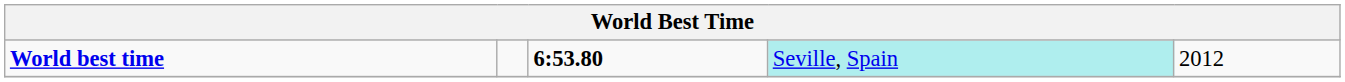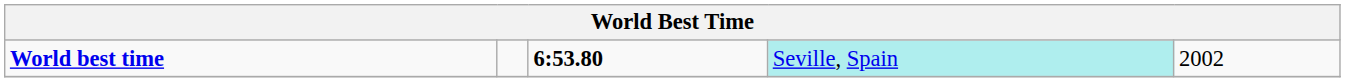(1202, 58) 2012 -> (1202, 58) 2002
